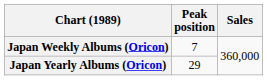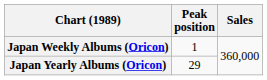(194, 46) 7 -> (194, 46) 1
